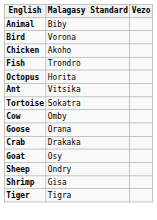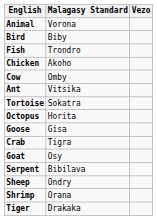(57, 24) Biby -> (62, 24) Vorona
(62, 37) Vorona -> (57, 37) Biby
rows swapped: (16, 63) <-> (23, 50)
rows swapped: (13, 116) <-> (23, 76)
(60, 129) Orana -> (57, 129) Gisa
(64, 142) Drakaka -> (60, 142) Tigra
+ row: (23, 169)
(57, 182) Gisa -> (60, 195) Orana
(60, 195) Tigra -> (64, 208) Drakaka
